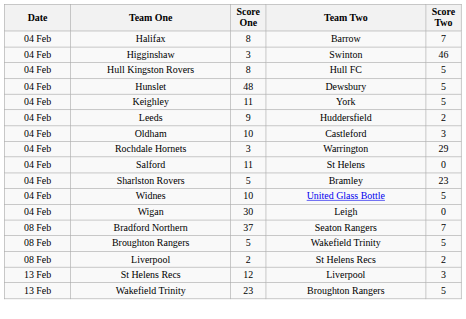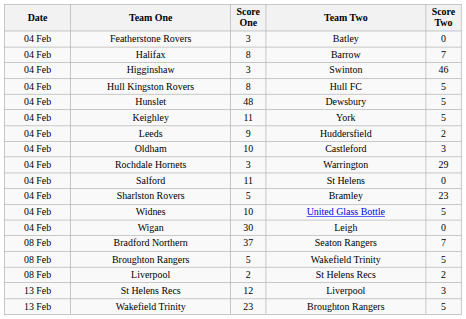+ row: (151, 39)
